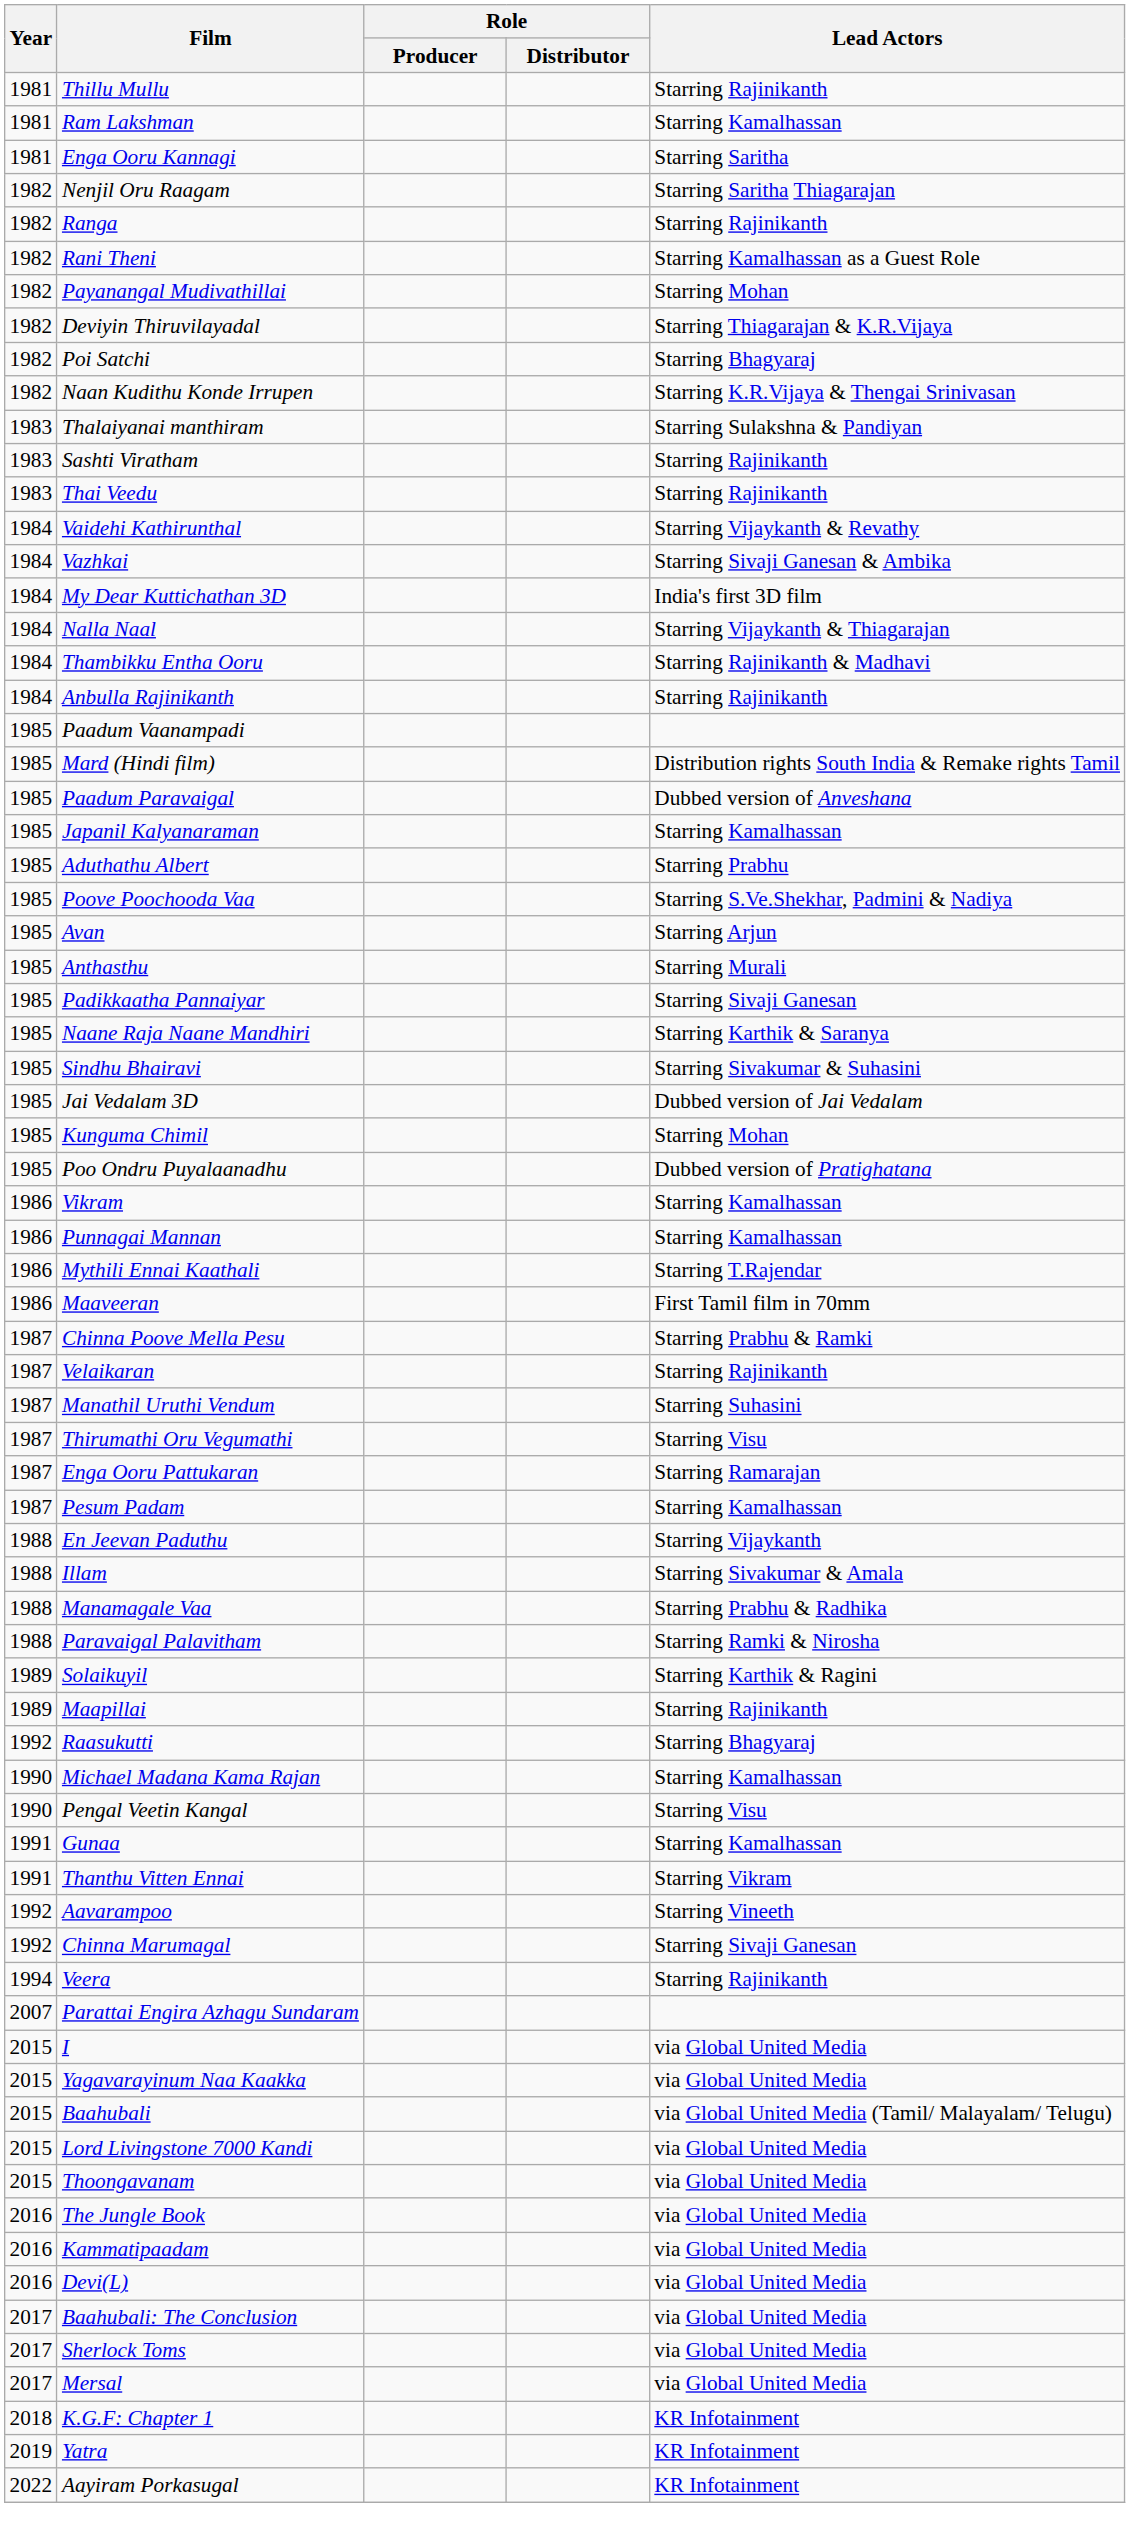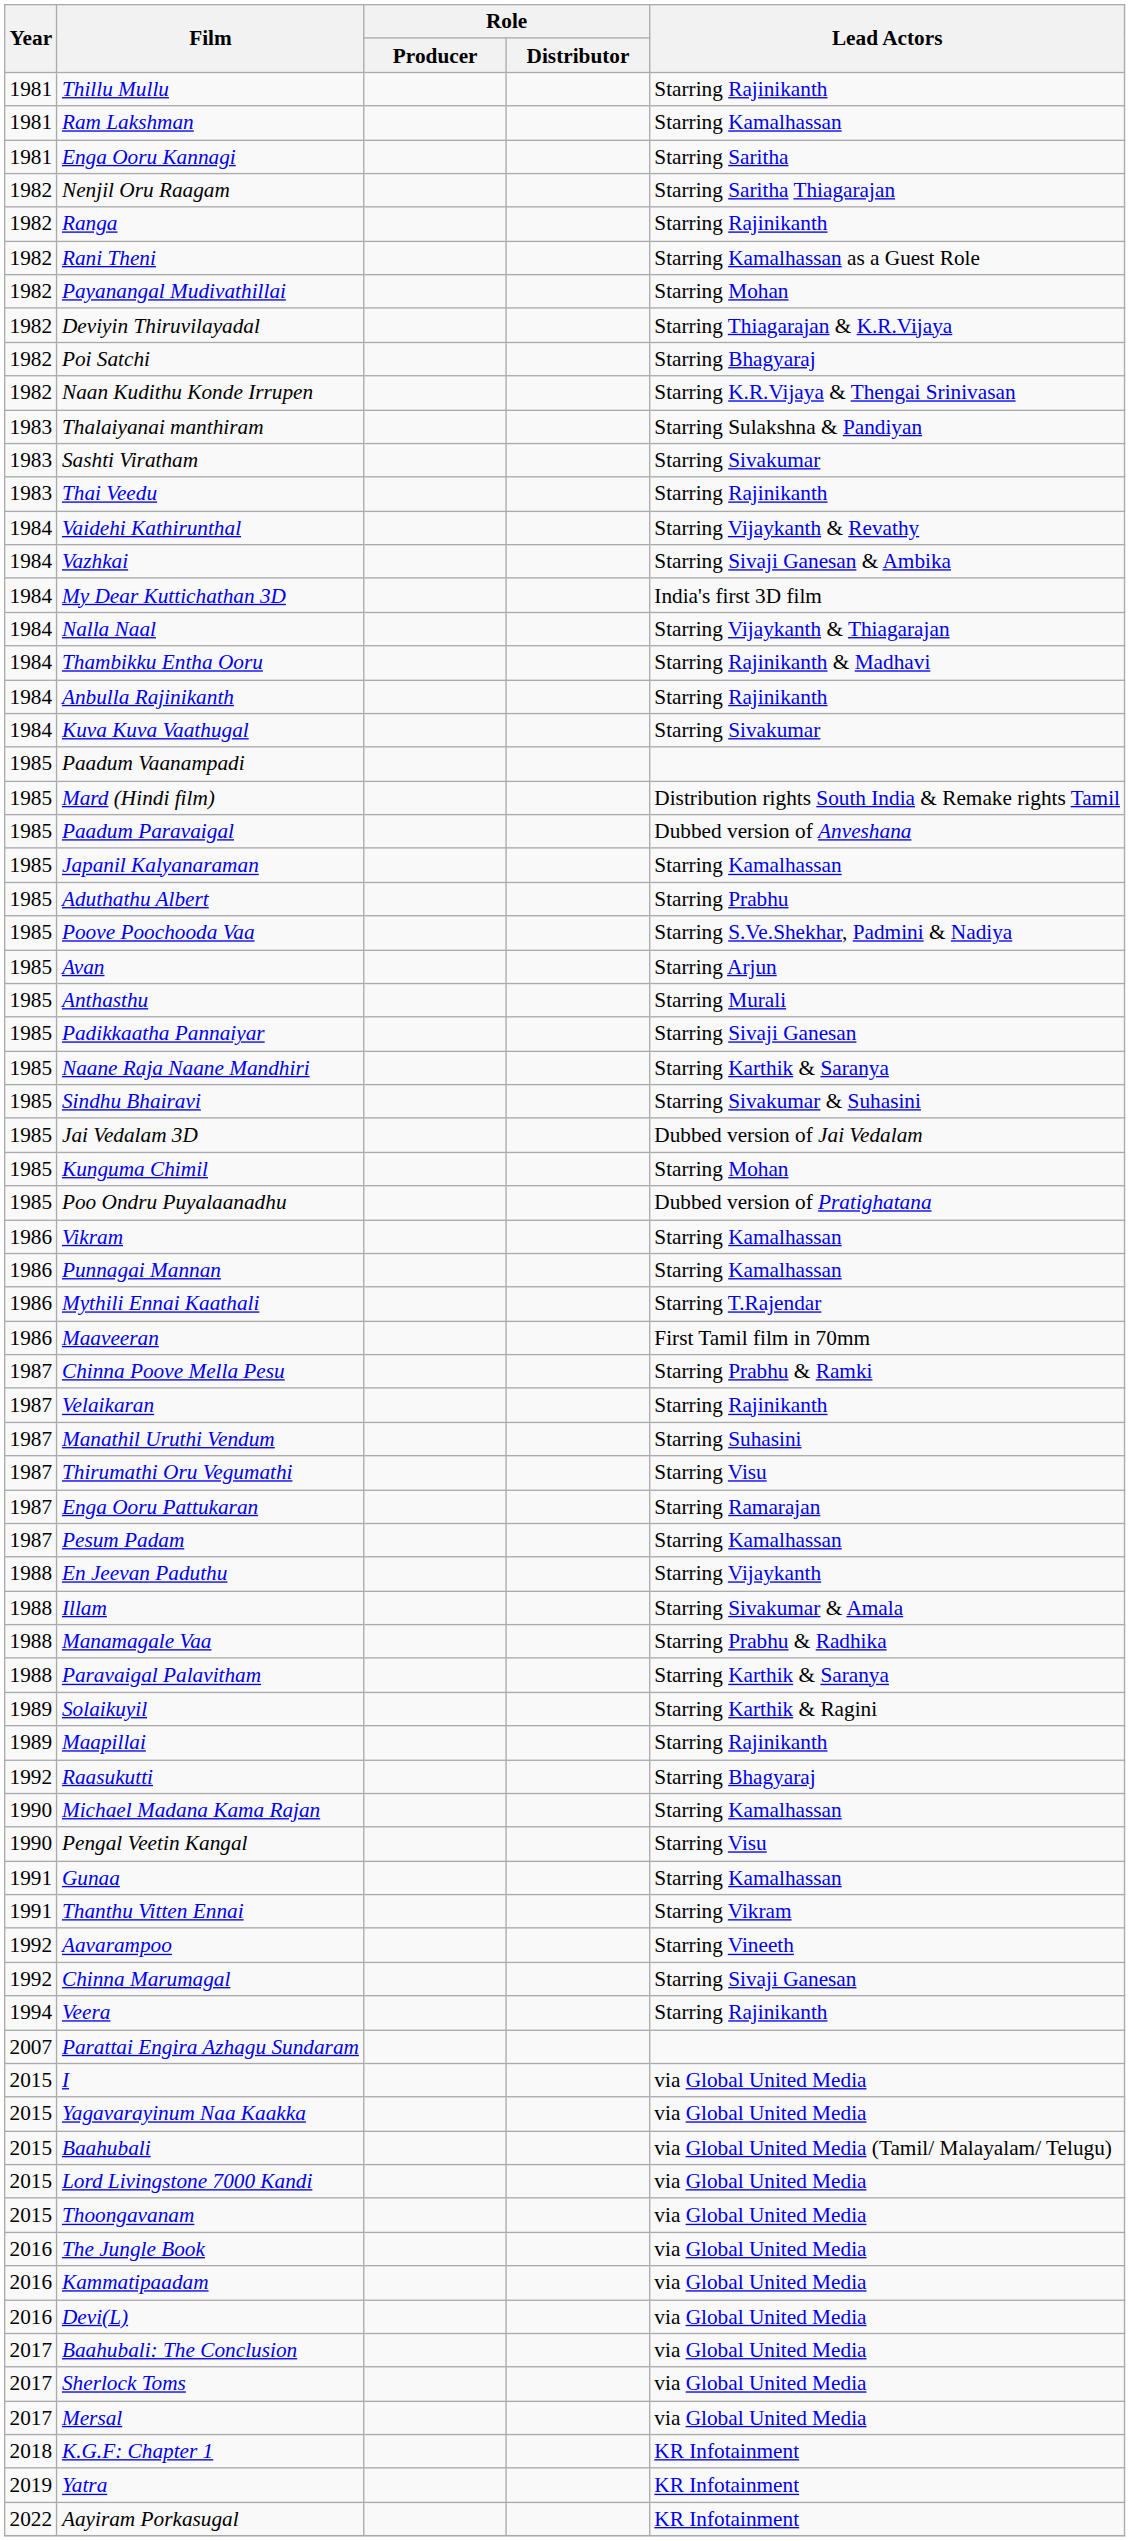(741, 460) Starring Rajinikanth -> (737, 460) Starring Sivakumar
+ row: (155, 730)
(767, 1641) Starring Ramki & Nirosha -> (772, 1675) Starring Karthik & Saranya
